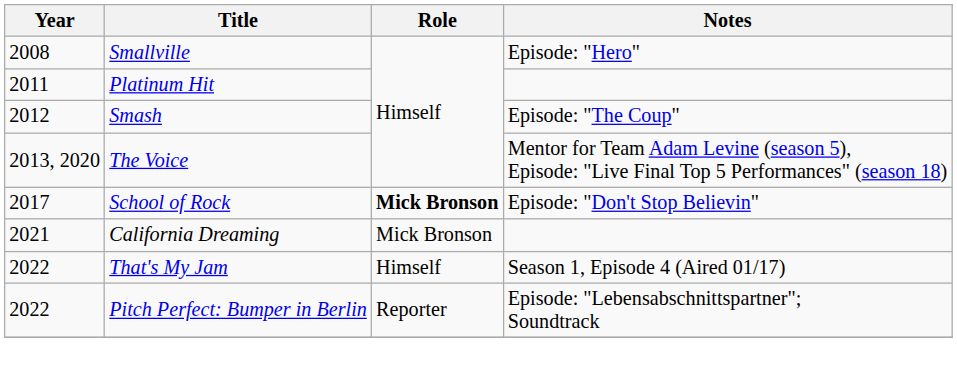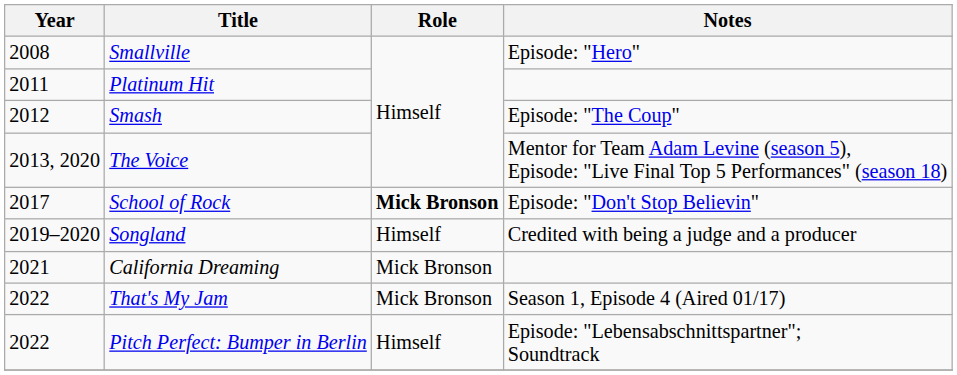+ row: (147, 235)
(409, 266) Himself -> (434, 298) Mick Bronson
(411, 310) Reporter -> (409, 342) Himself
